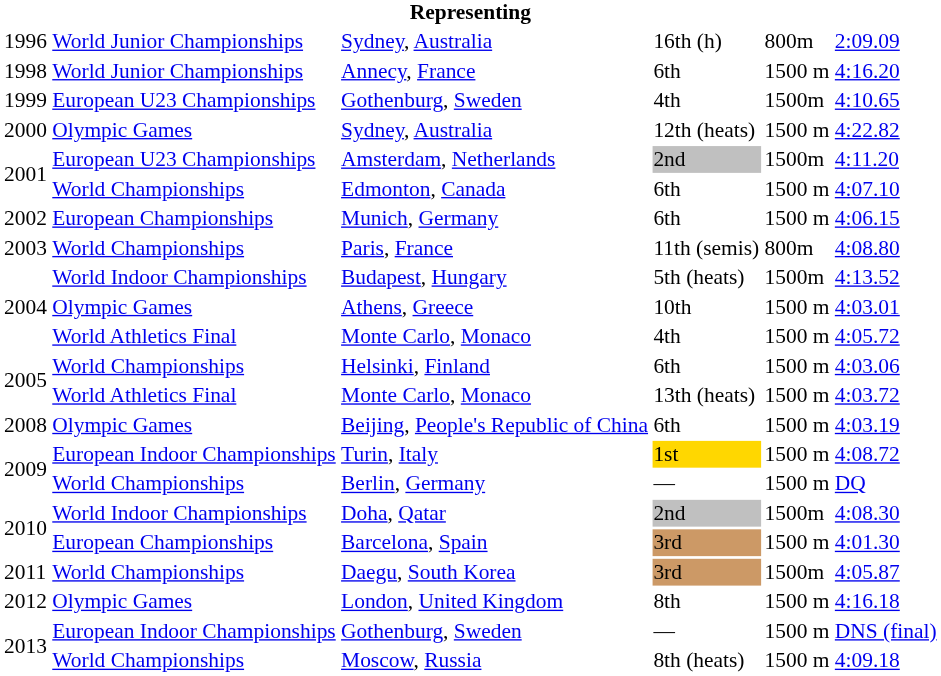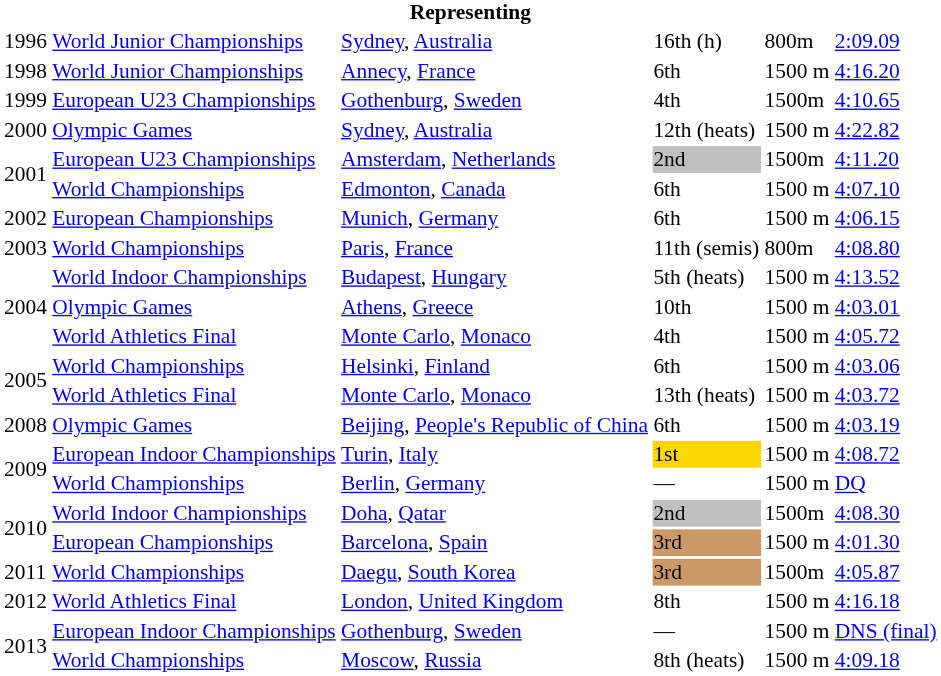(794, 277) 1500m -> (797, 277) 1500 m
(122, 601) Olympic Games -> (144, 601) World Athletics Final
